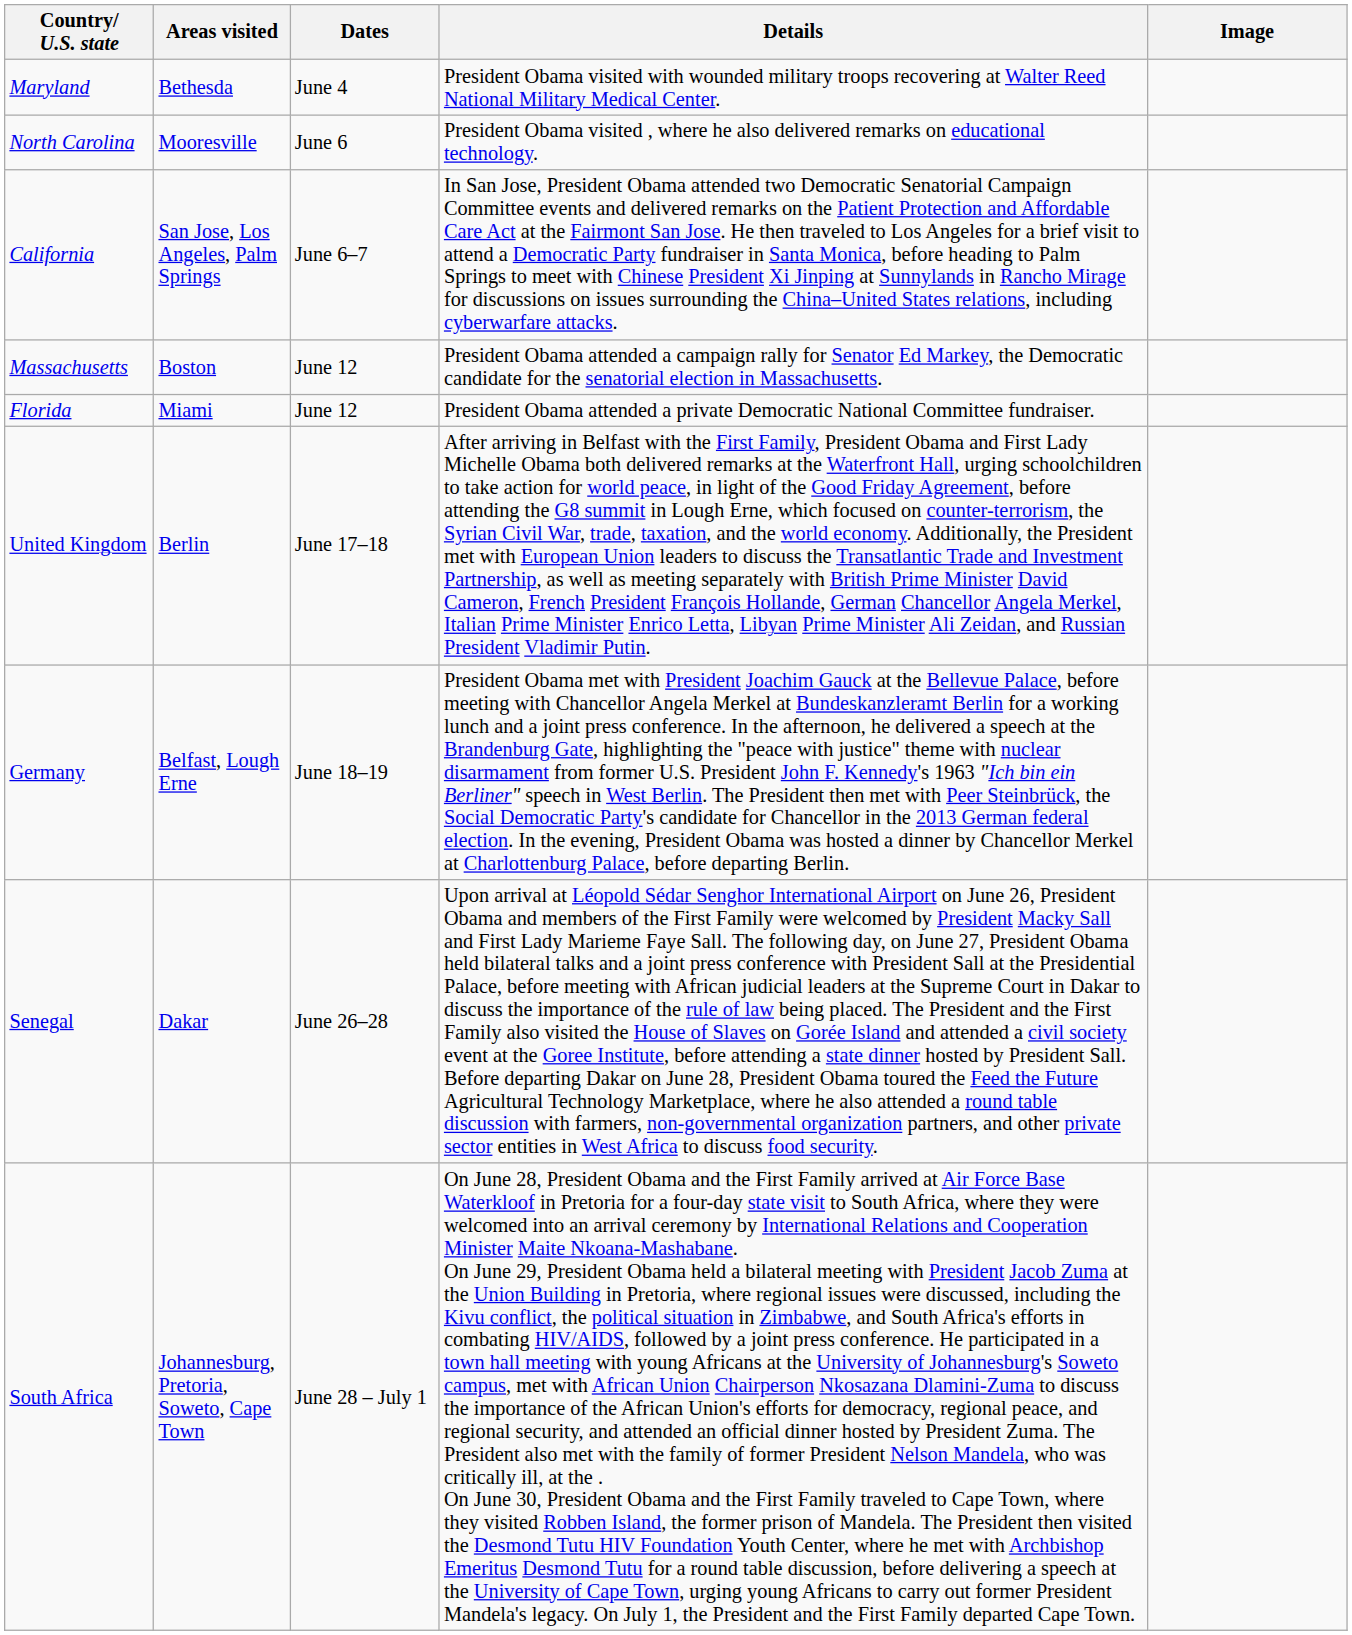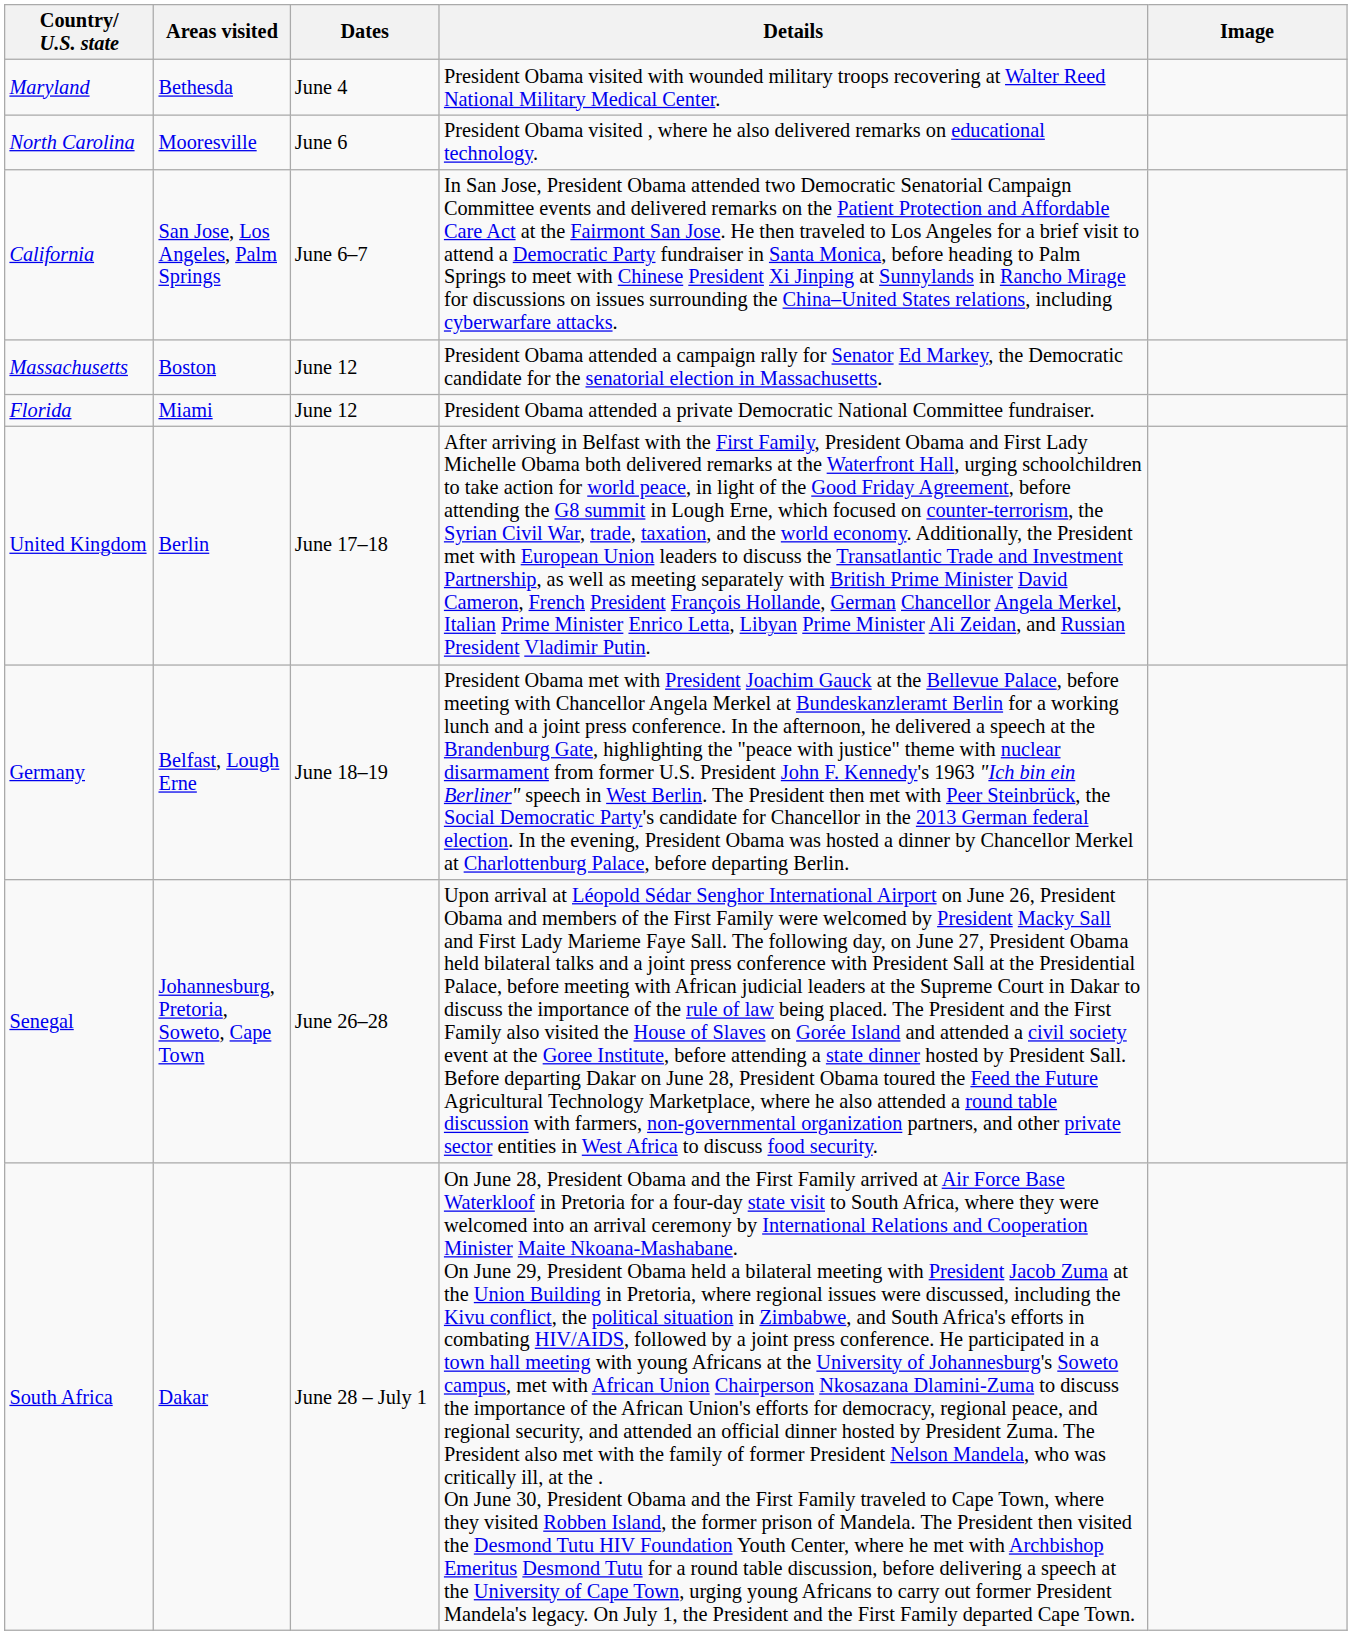(183, 1021) Dakar -> (217, 1021) Johannesburg, Pretoria, Soweto, Cape Town
(217, 1396) Johannesburg, Pretoria, Soweto, Cape Town -> (183, 1396) Dakar
